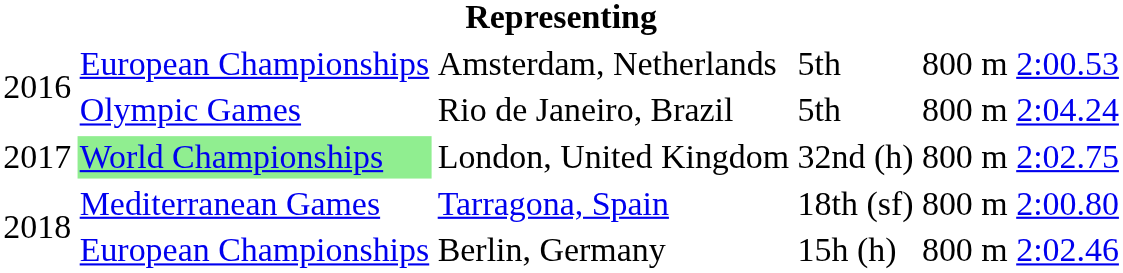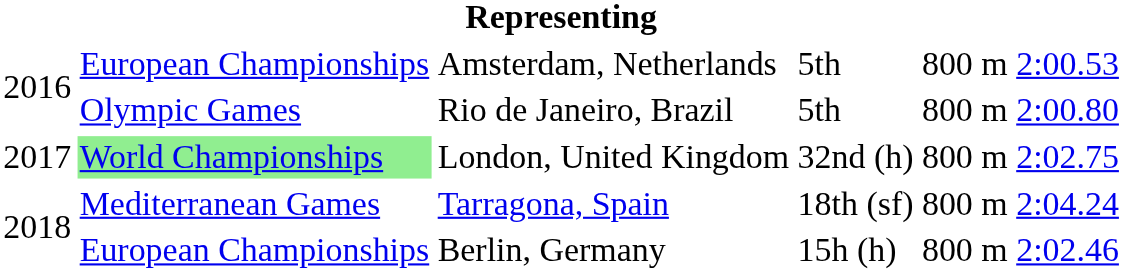(1068, 110) 2:04.24 -> (1068, 110) 2:00.80
(1068, 203) 2:00.80 -> (1068, 203) 2:04.24
